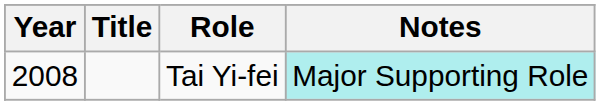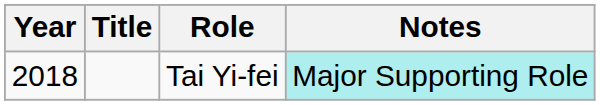(45, 75) 2008 -> (45, 75) 2018
